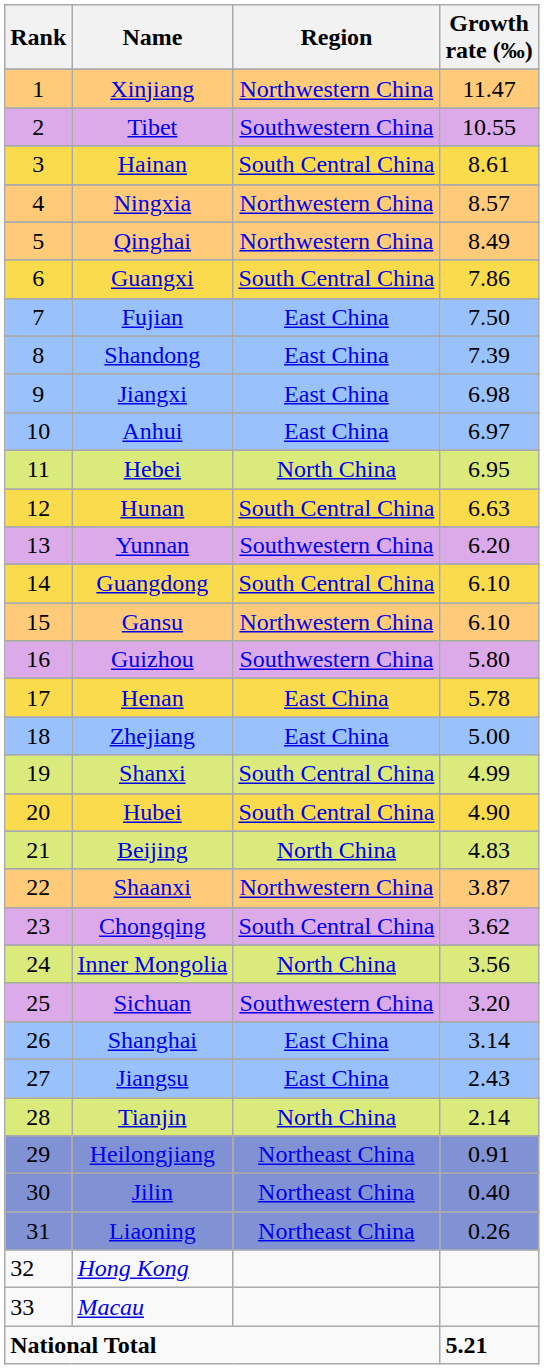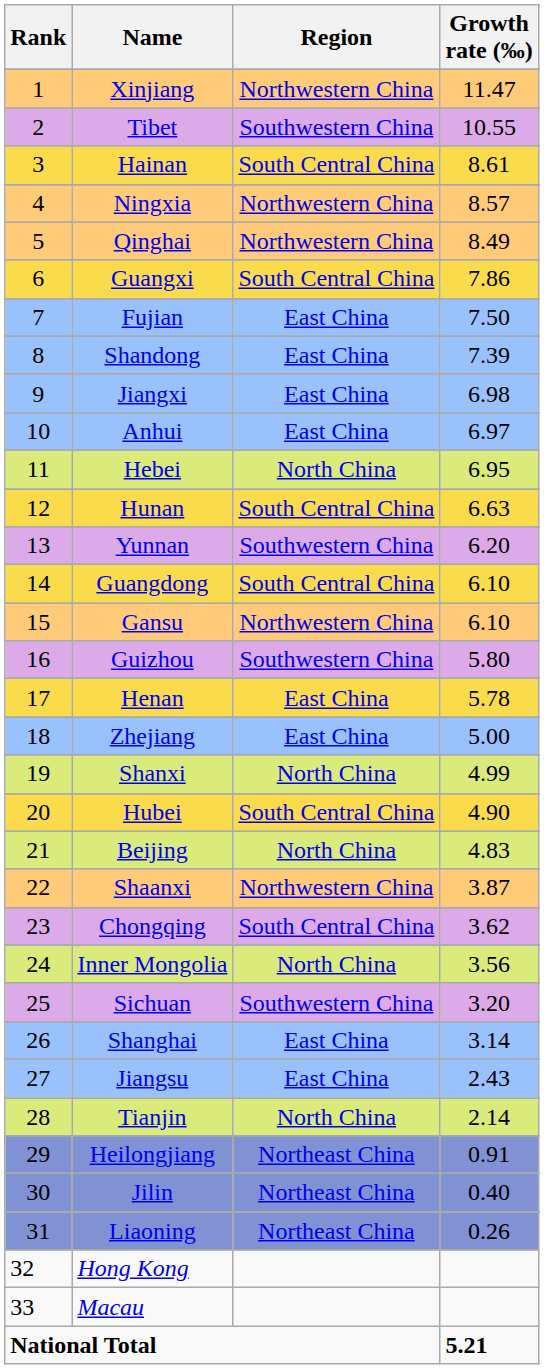(336, 773) South Central China -> (336, 773) North China
